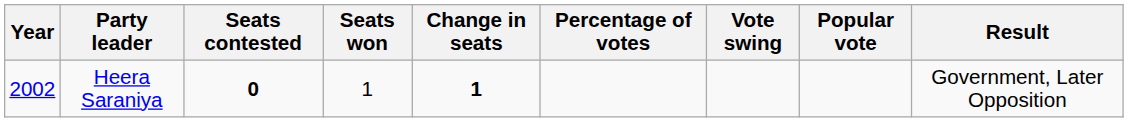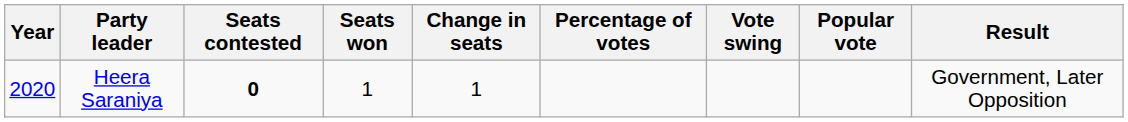(32, 88) 2002 -> (32, 88) 2020
(476, 88) bold -> (476, 88) normal
